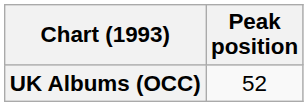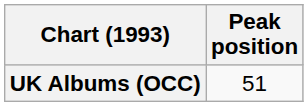(255, 82) 52 -> (255, 82) 51
